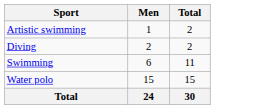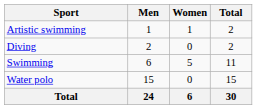+ column: (190, 12)
